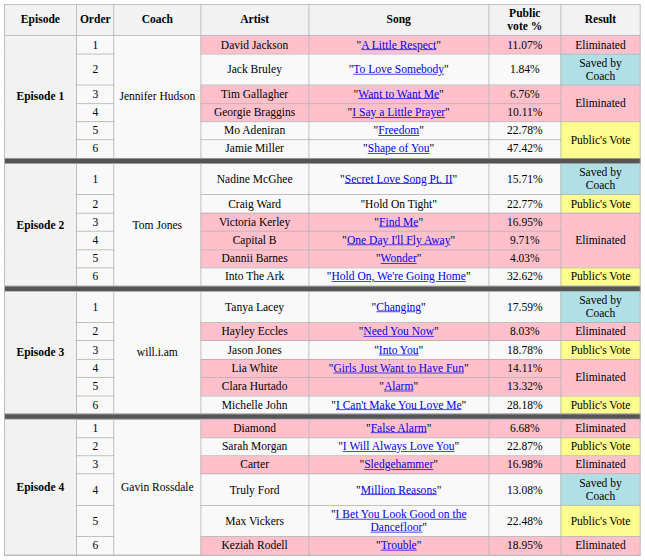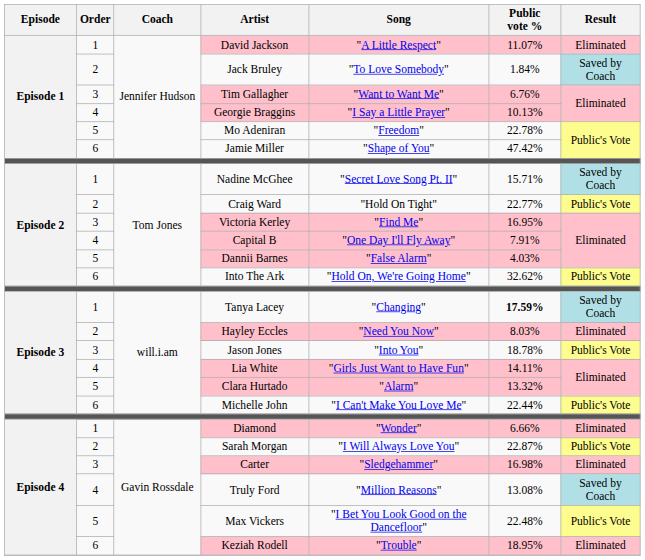(525, 112) 10.11% -> (525, 112) 10.13%
(525, 240) 9.71% -> (525, 240) 7.91%
(399, 258) "Wonder" -> (399, 258) "False Alarm"
(525, 307) normal -> (525, 307) bold
(525, 404) 28.18% -> (525, 404) 22.44%
(399, 428) "False Alarm" -> (399, 428) "Wonder"
(525, 428) 6.68% -> (525, 428) 6.66%
